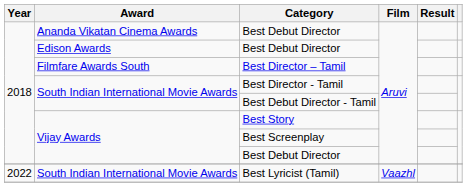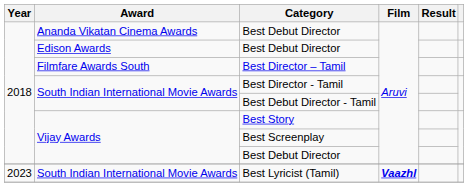(19, 173) 2022 -> (19, 173) 2023
(398, 173) normal -> (399, 173) bold
